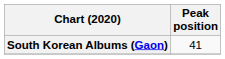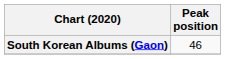(196, 44) 41 -> (196, 44) 46
